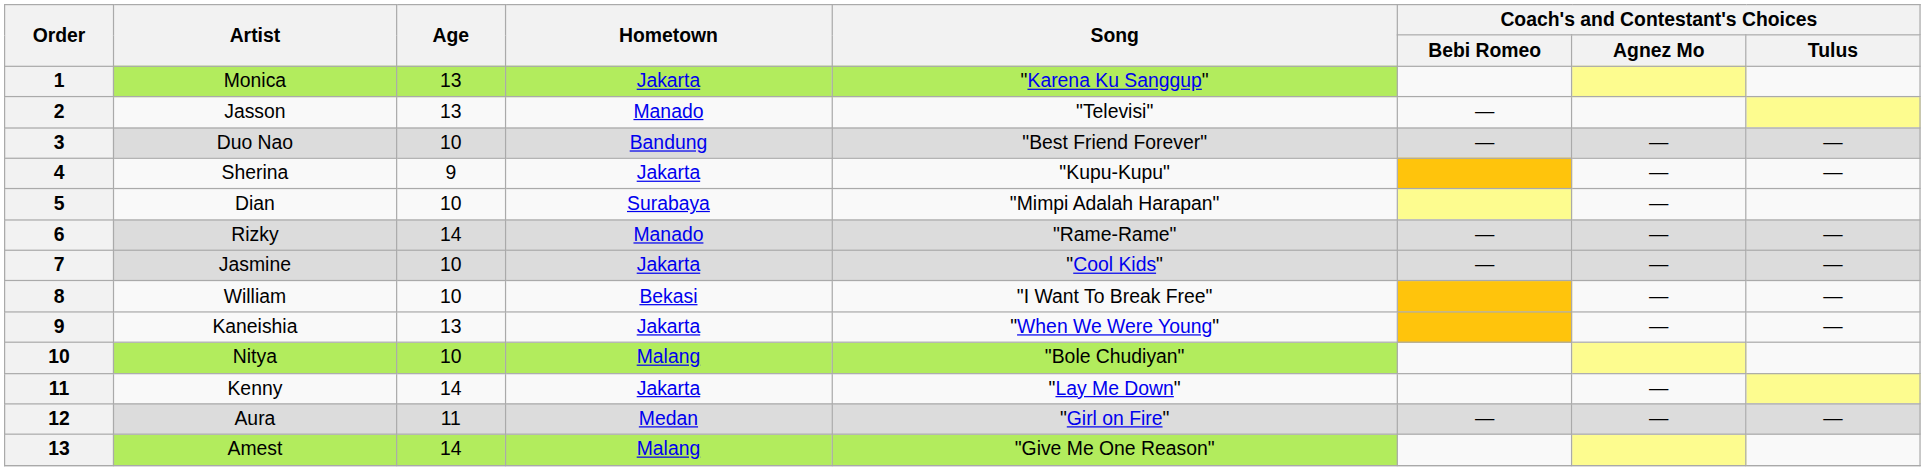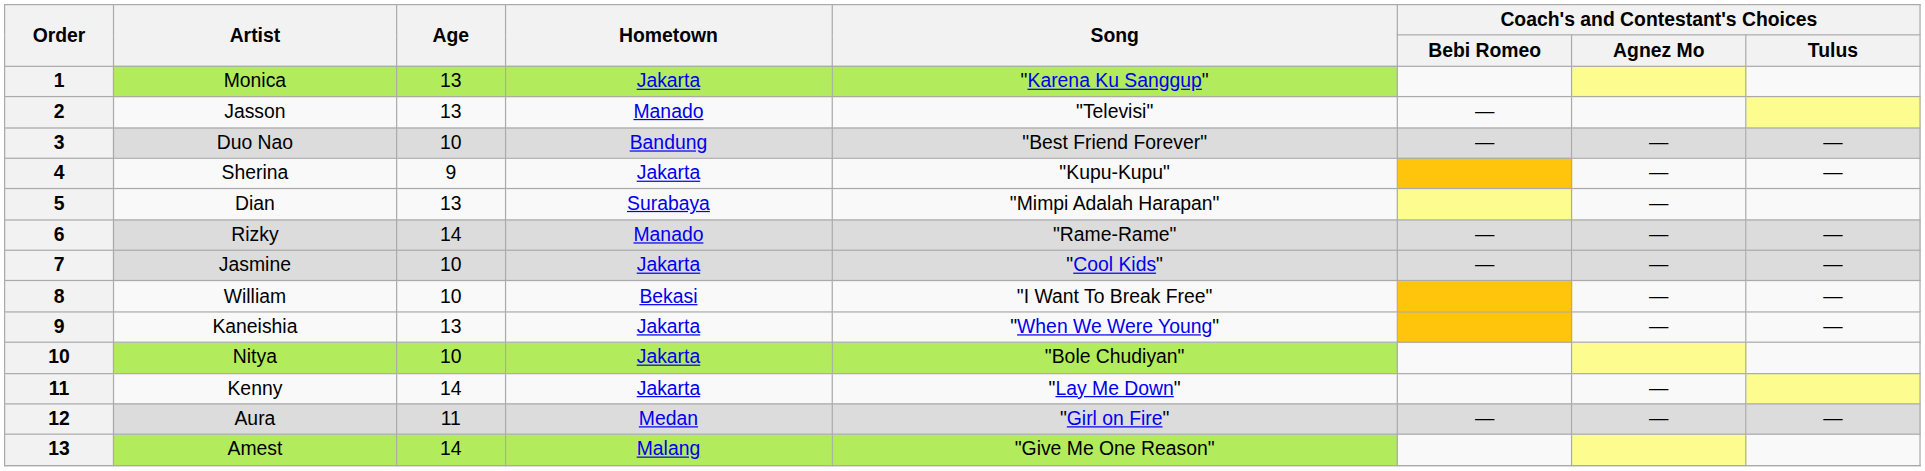(451, 204) 10 -> (451, 204) 13
(668, 357) Malang -> (668, 357) Jakarta
